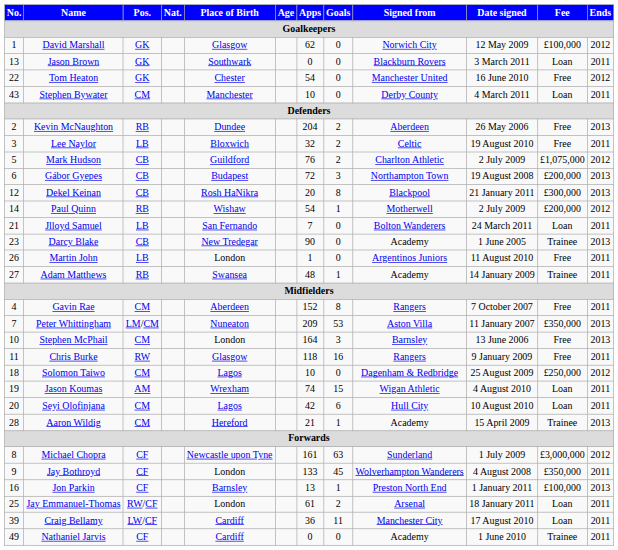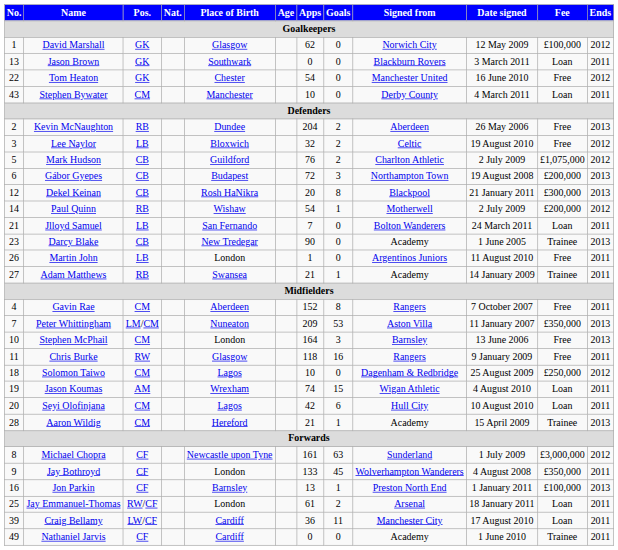(600, 144) 2011 -> (600, 144) 2012
(310, 275) 48 -> (310, 275) 21
